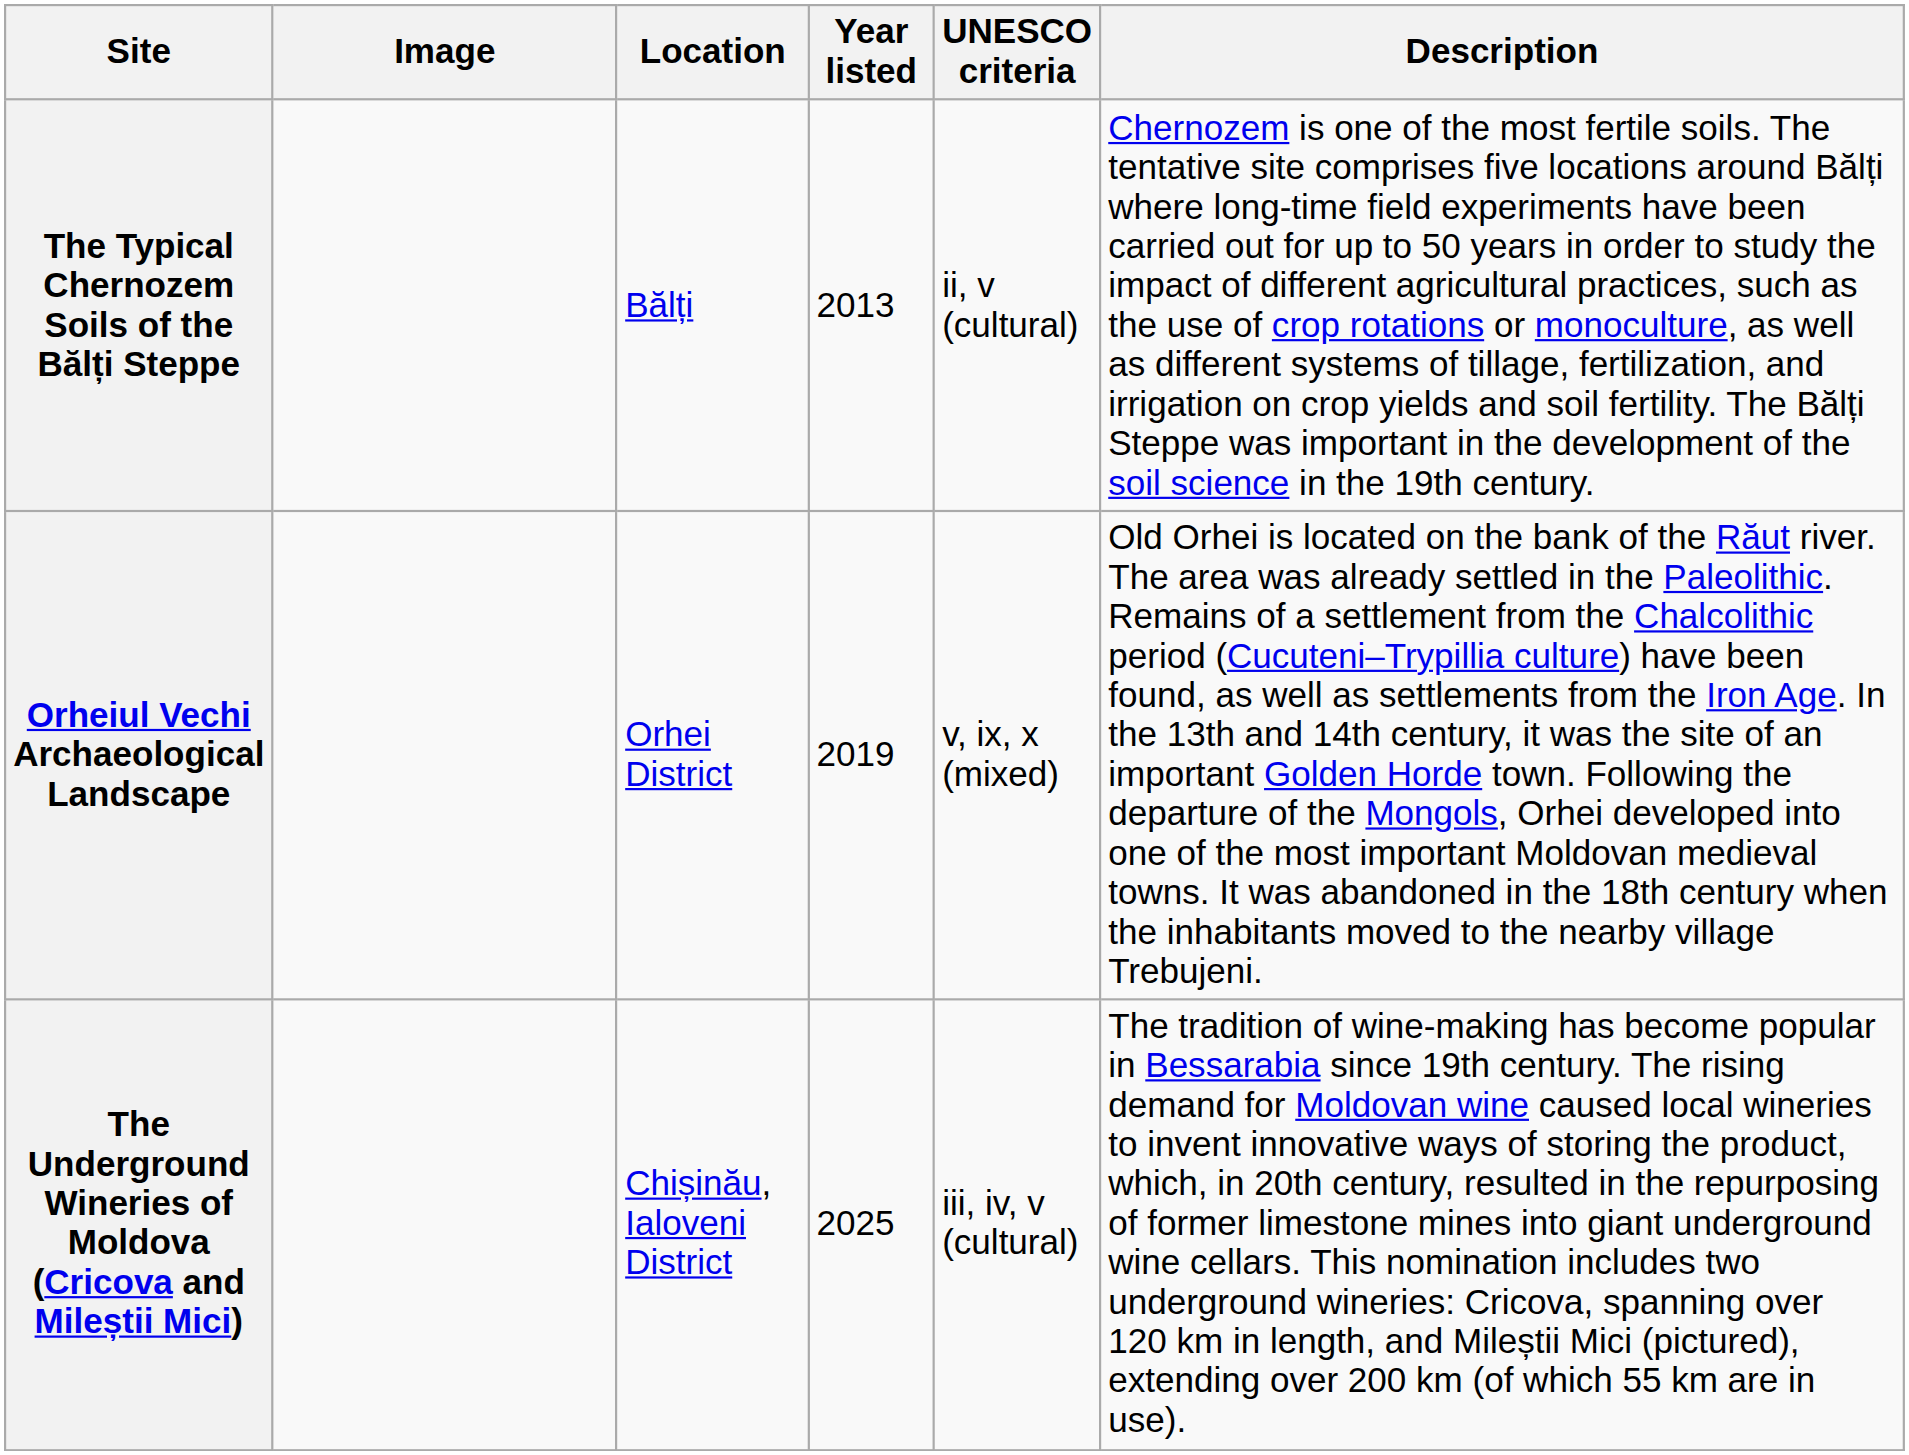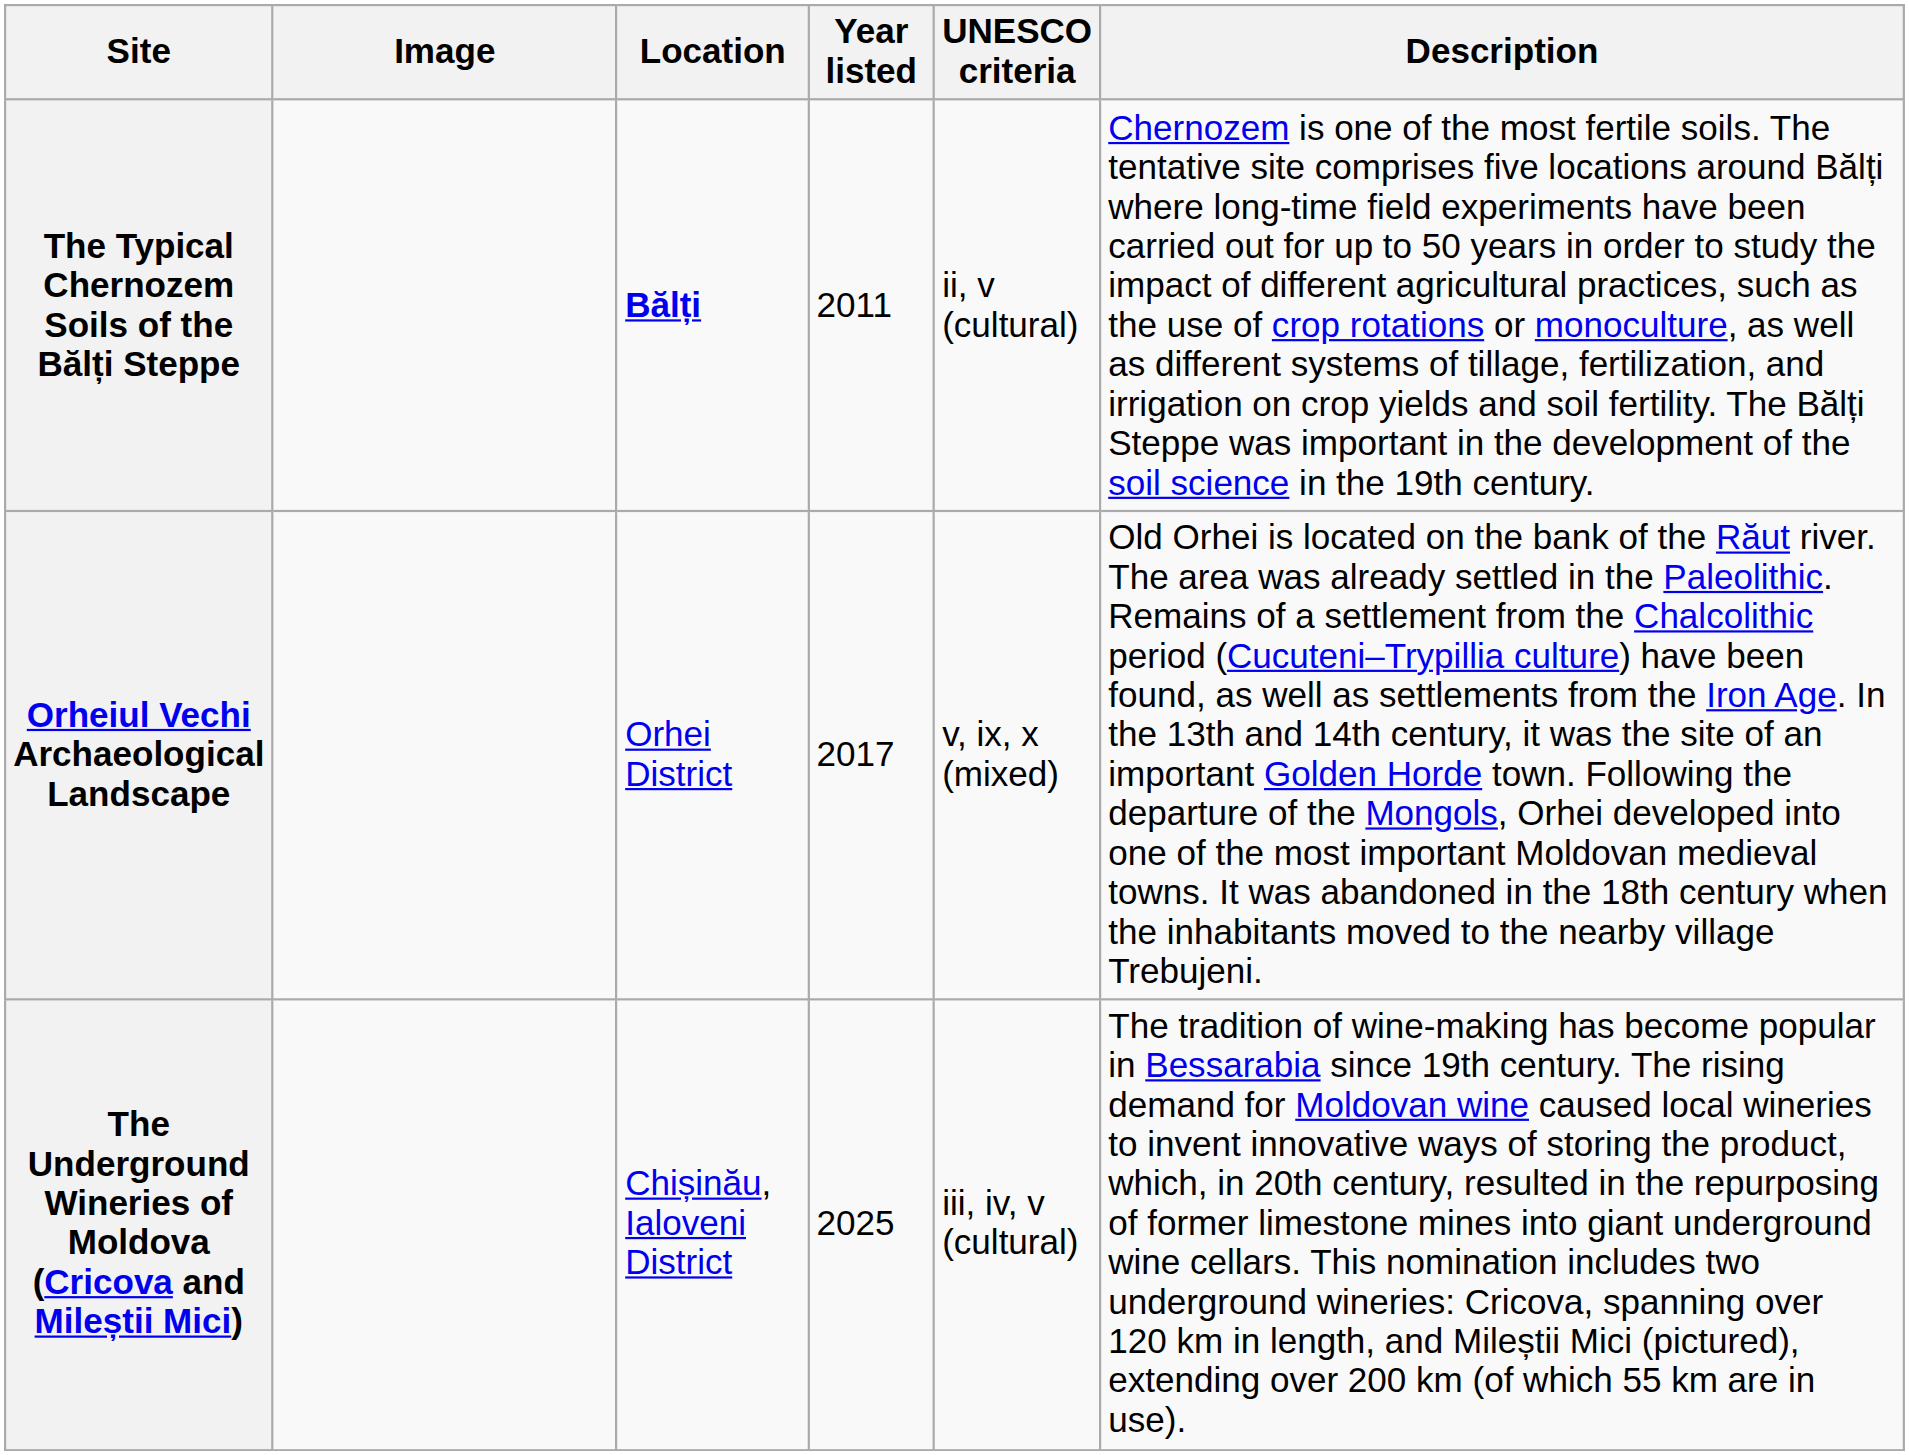(659, 304) normal -> (663, 304) bold
(855, 304) 2013 -> (854, 304) 2011
(855, 754) 2019 -> (855, 754) 2017
